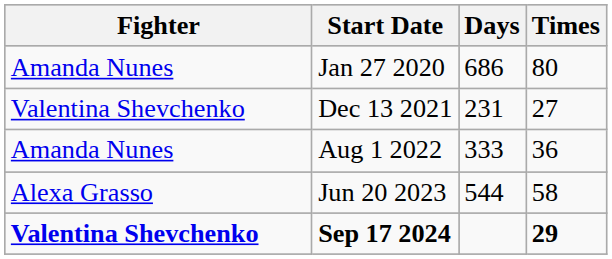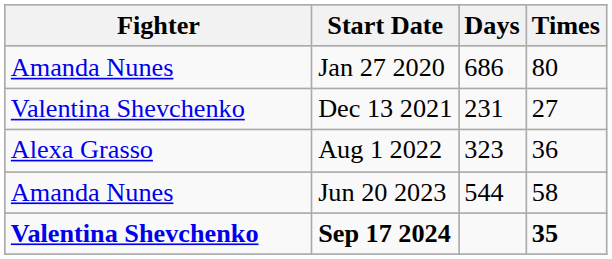(92, 150) Amanda Nunes -> (82, 150) Alexa Grasso
(484, 150) 333 -> (484, 150) 323
(82, 191) Alexa Grasso -> (92, 191) Amanda Nunes
(545, 233) 29 -> (545, 233) 35
